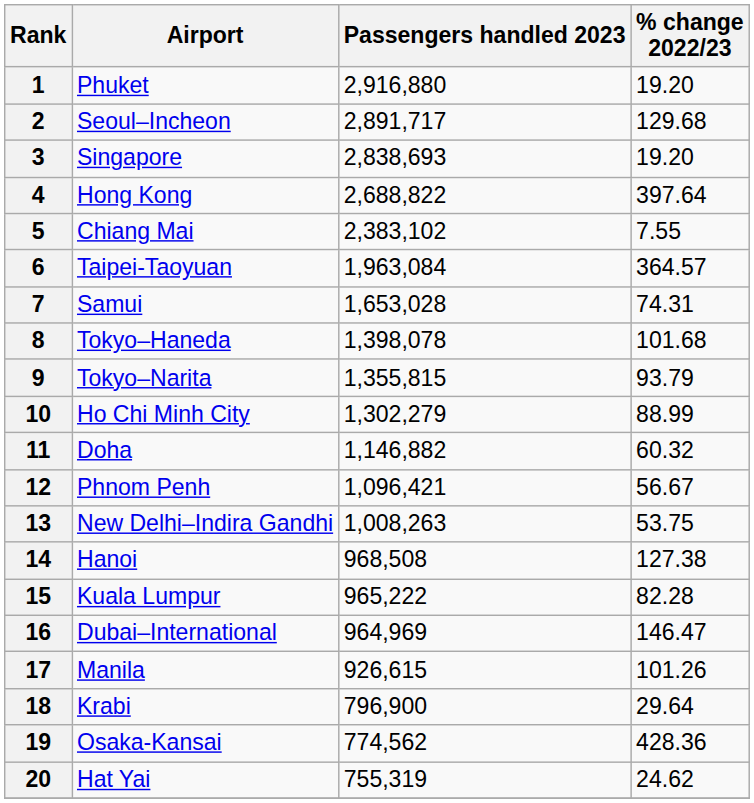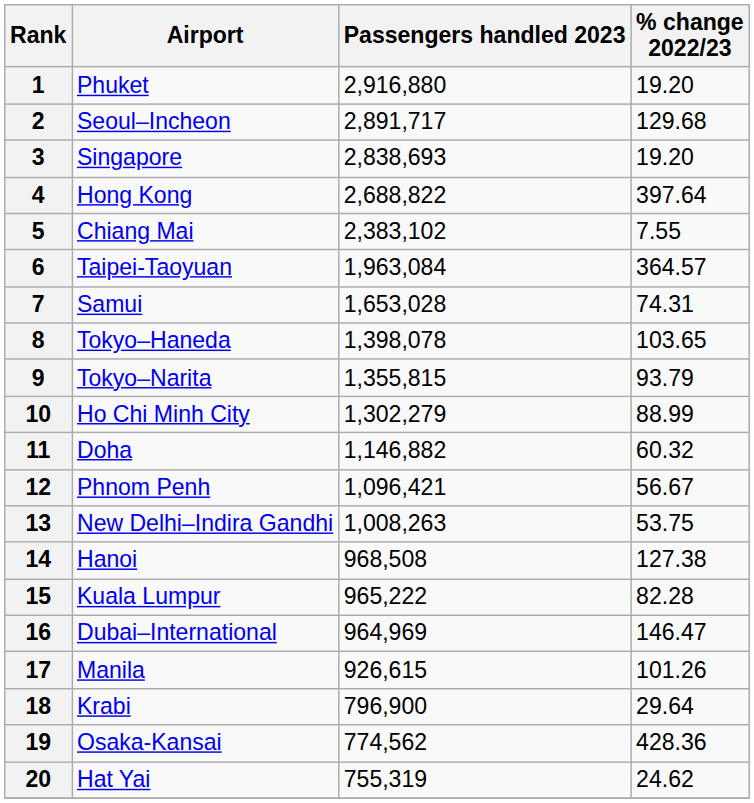(671, 341) 101.68 -> (671, 341) 103.65
